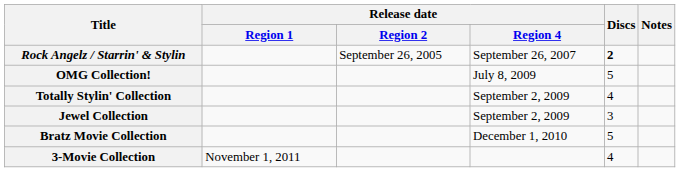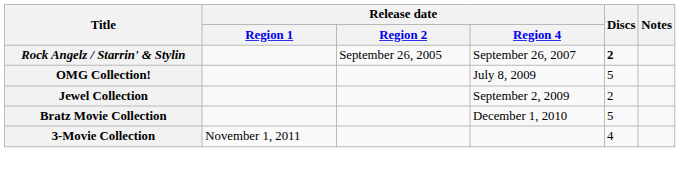- row: (103, 95)
(610, 116) 3 -> (610, 95) 2
